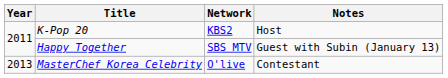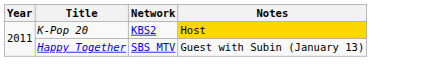(269, 30) no background -> (193, 30) gold background
- row: (120, 64)
